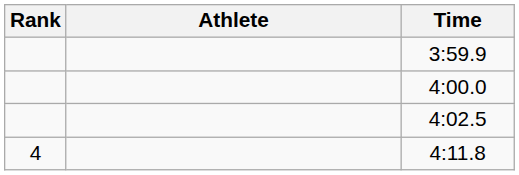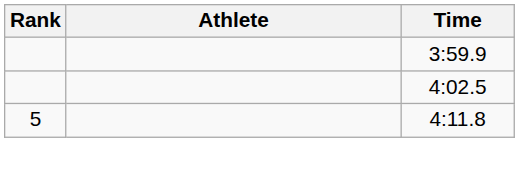- row: (458, 86)
(35, 152) 4 -> (35, 119) 5
